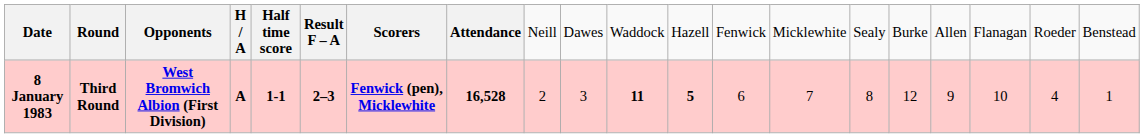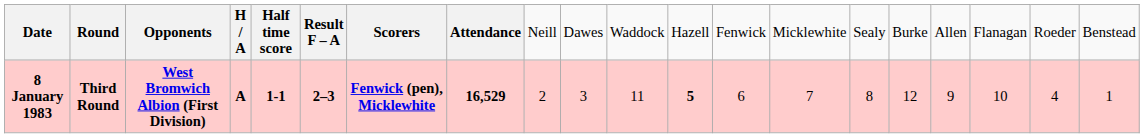(485, 96) 16,528 -> (485, 96) 16,529
(637, 96) bold -> (637, 96) normal
